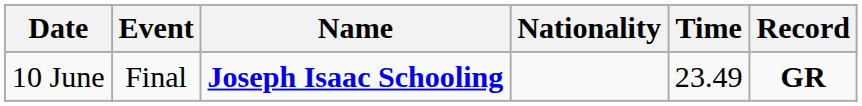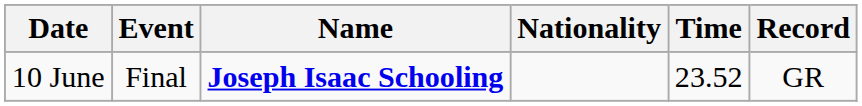(709, 76) 23.49 -> (709, 76) 23.52
(803, 76) bold -> (803, 76) normal
